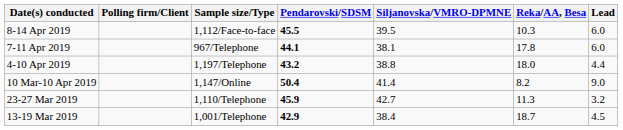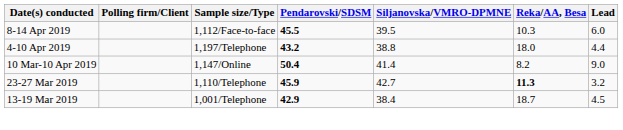- row: (38, 47)
(525, 99) normal -> (525, 82) bold
